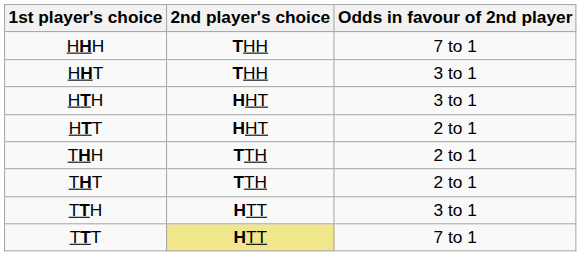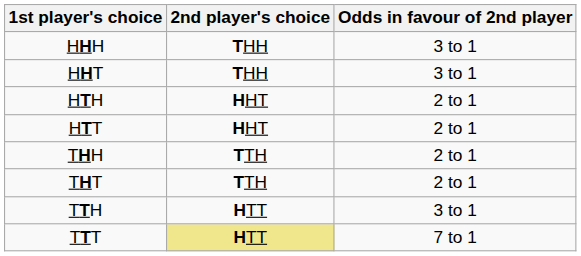(455, 45) 7 to 1 -> (455, 45) 3 to 1
(455, 100) 3 to 1 -> (455, 100) 2 to 1
